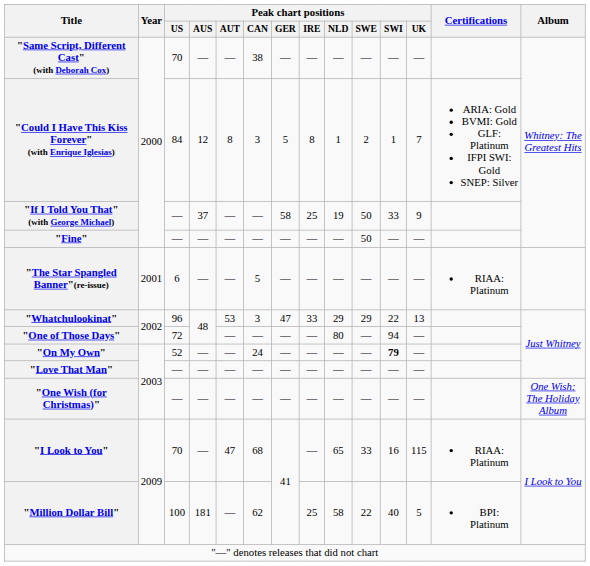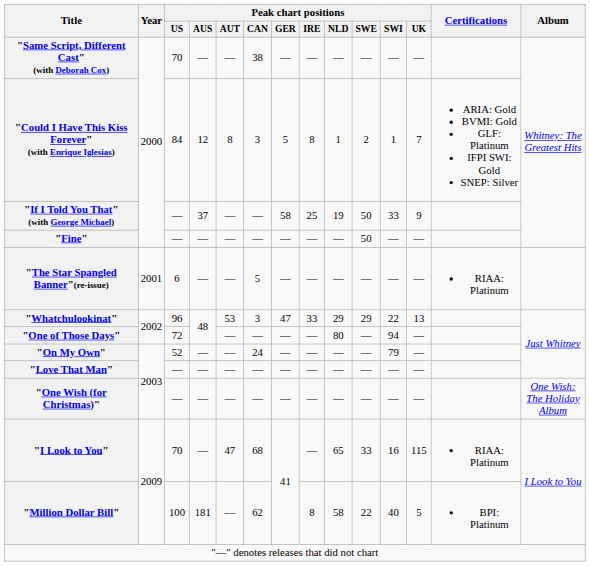(393, 352) bold -> (393, 352) normal
(312, 512) 25 -> (312, 512) 8
